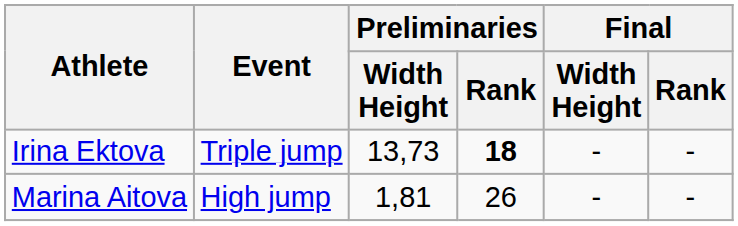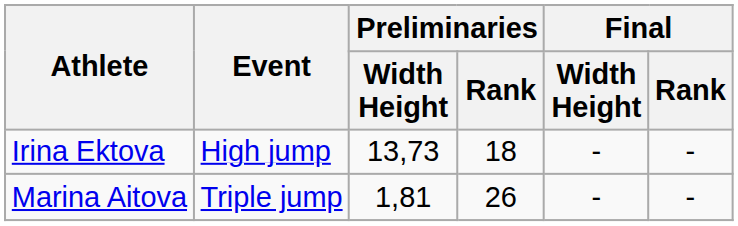(272, 152) Triple jump -> (266, 152) High jump
(501, 152) bold -> (501, 152) normal
(266, 198) High jump -> (272, 198) Triple jump
